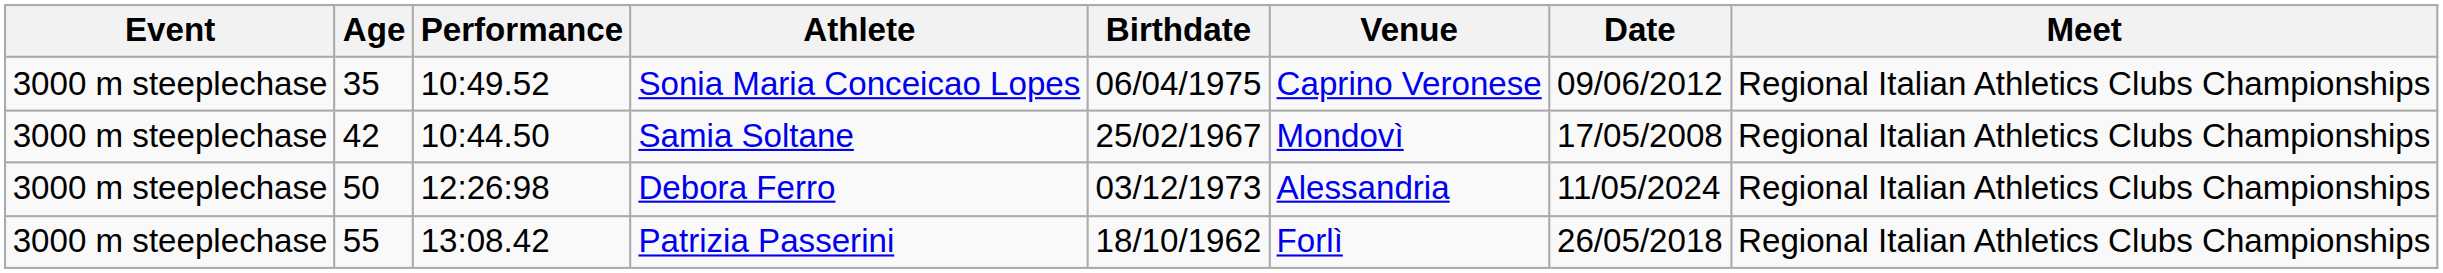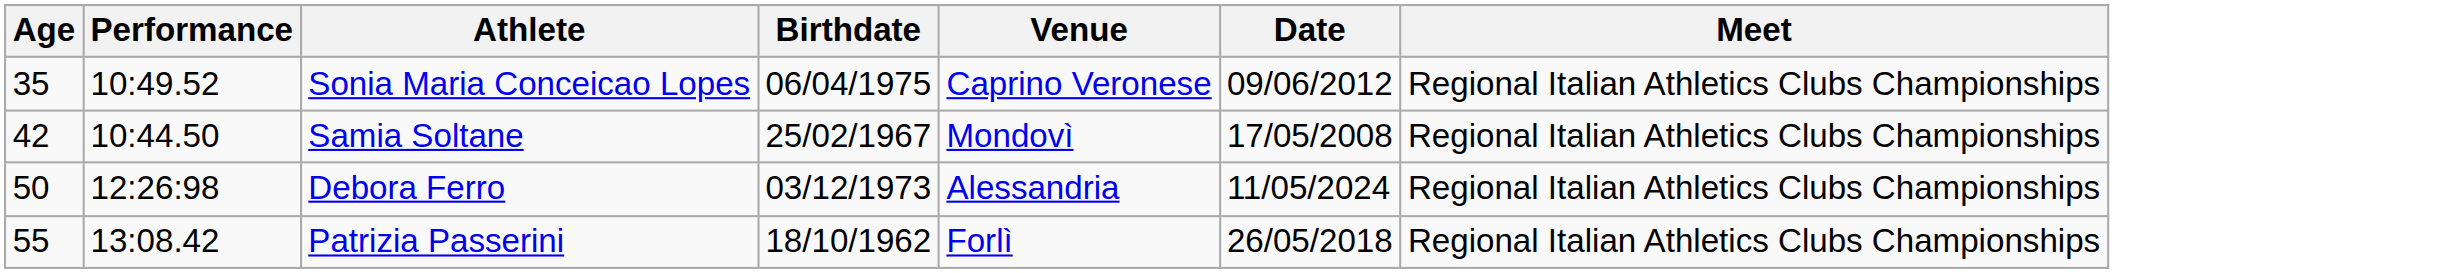- column: (170, 30)
